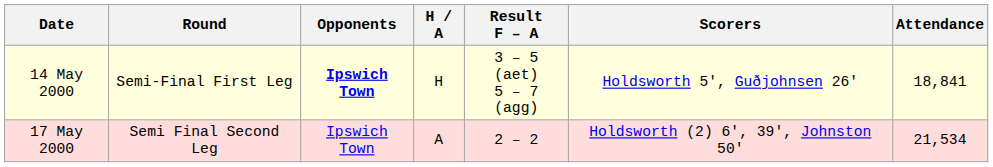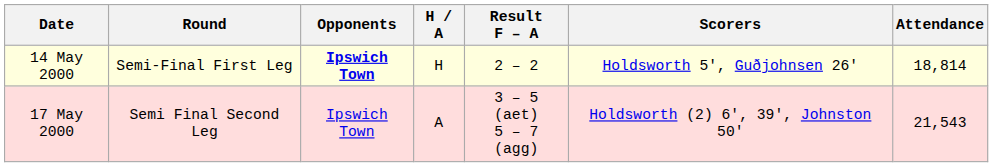(516, 83) 3 – 5 (aet) 5 – 7 (agg) -> (516, 66) 2 – 2
(940, 83) 18,841 -> (940, 66) 18,814
(516, 141) 2 – 2 -> (516, 124) 3 – 5 (aet) 5 – 7 (agg)
(940, 141) 21,534 -> (940, 124) 21,543
